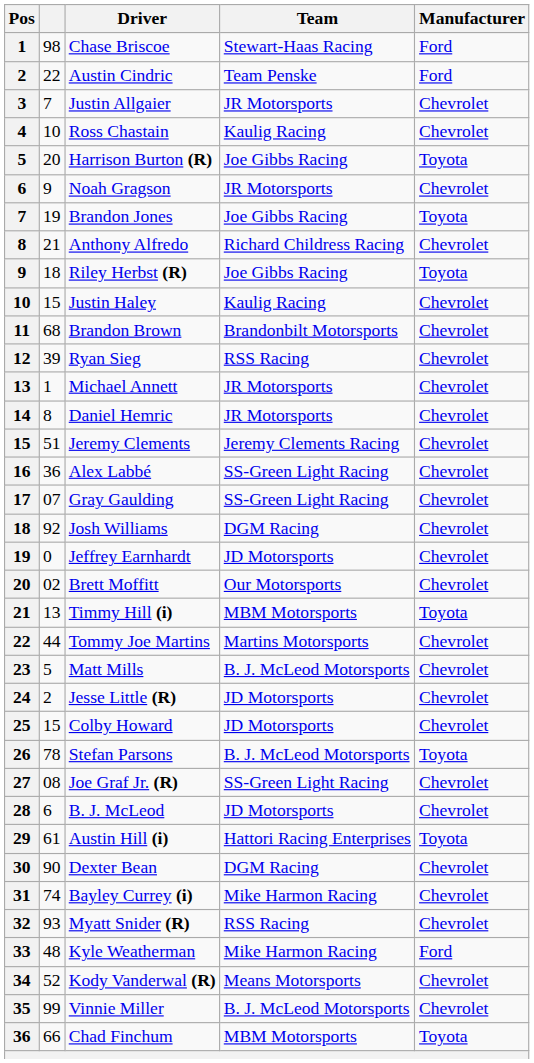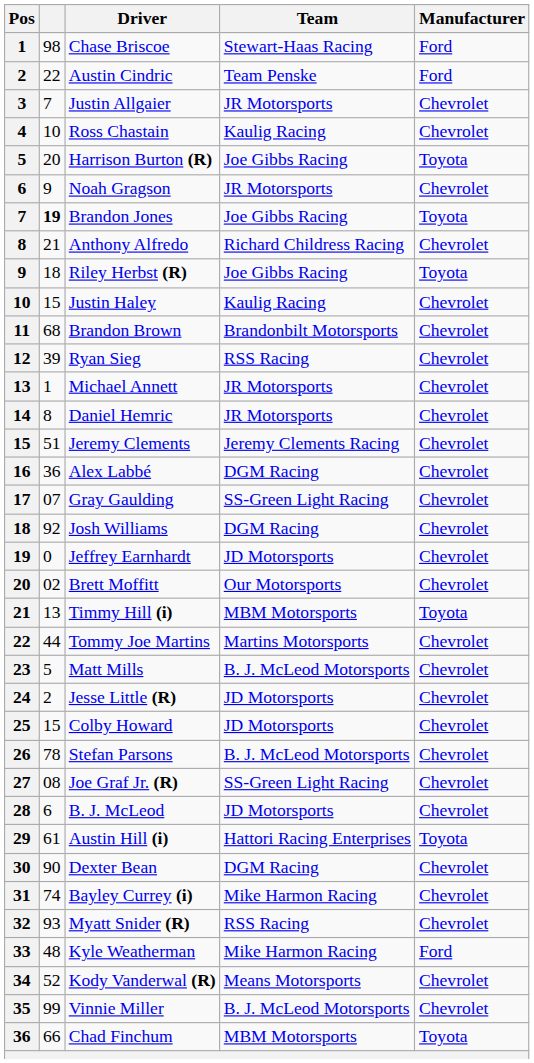(52, 216) normal -> (52, 216) bold
(306, 470) SS-Green Light Racing -> (271, 470) DGM Racing
(443, 753) Toyota -> (454, 753) Chevrolet
